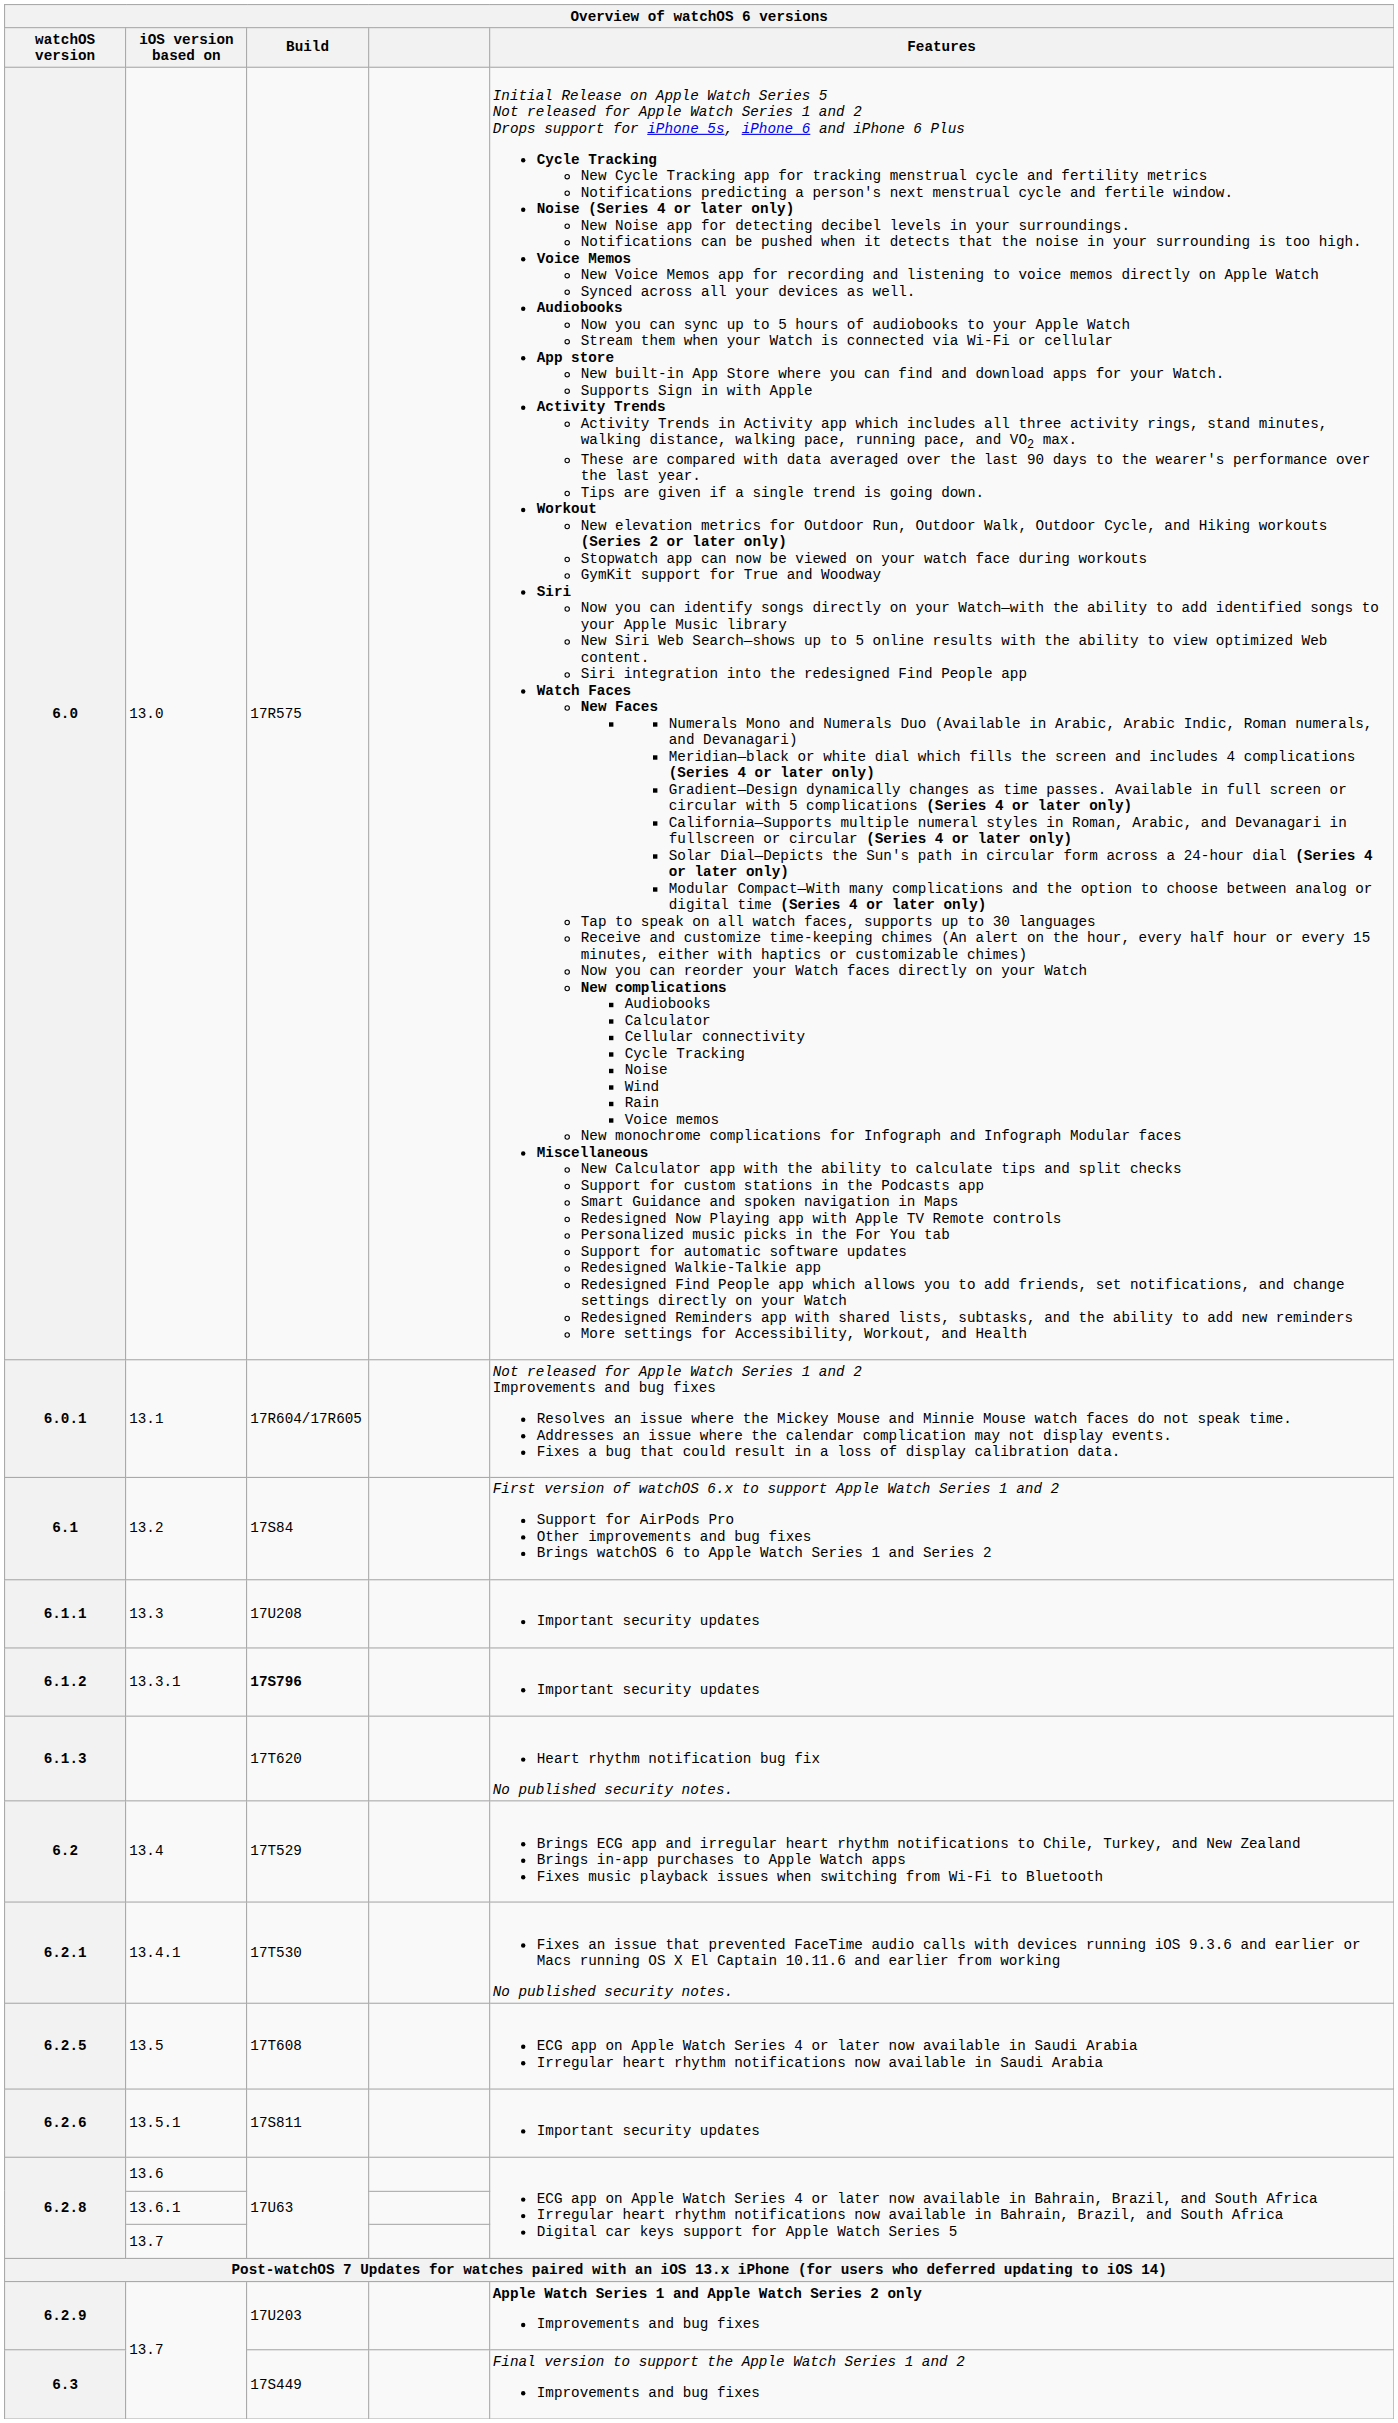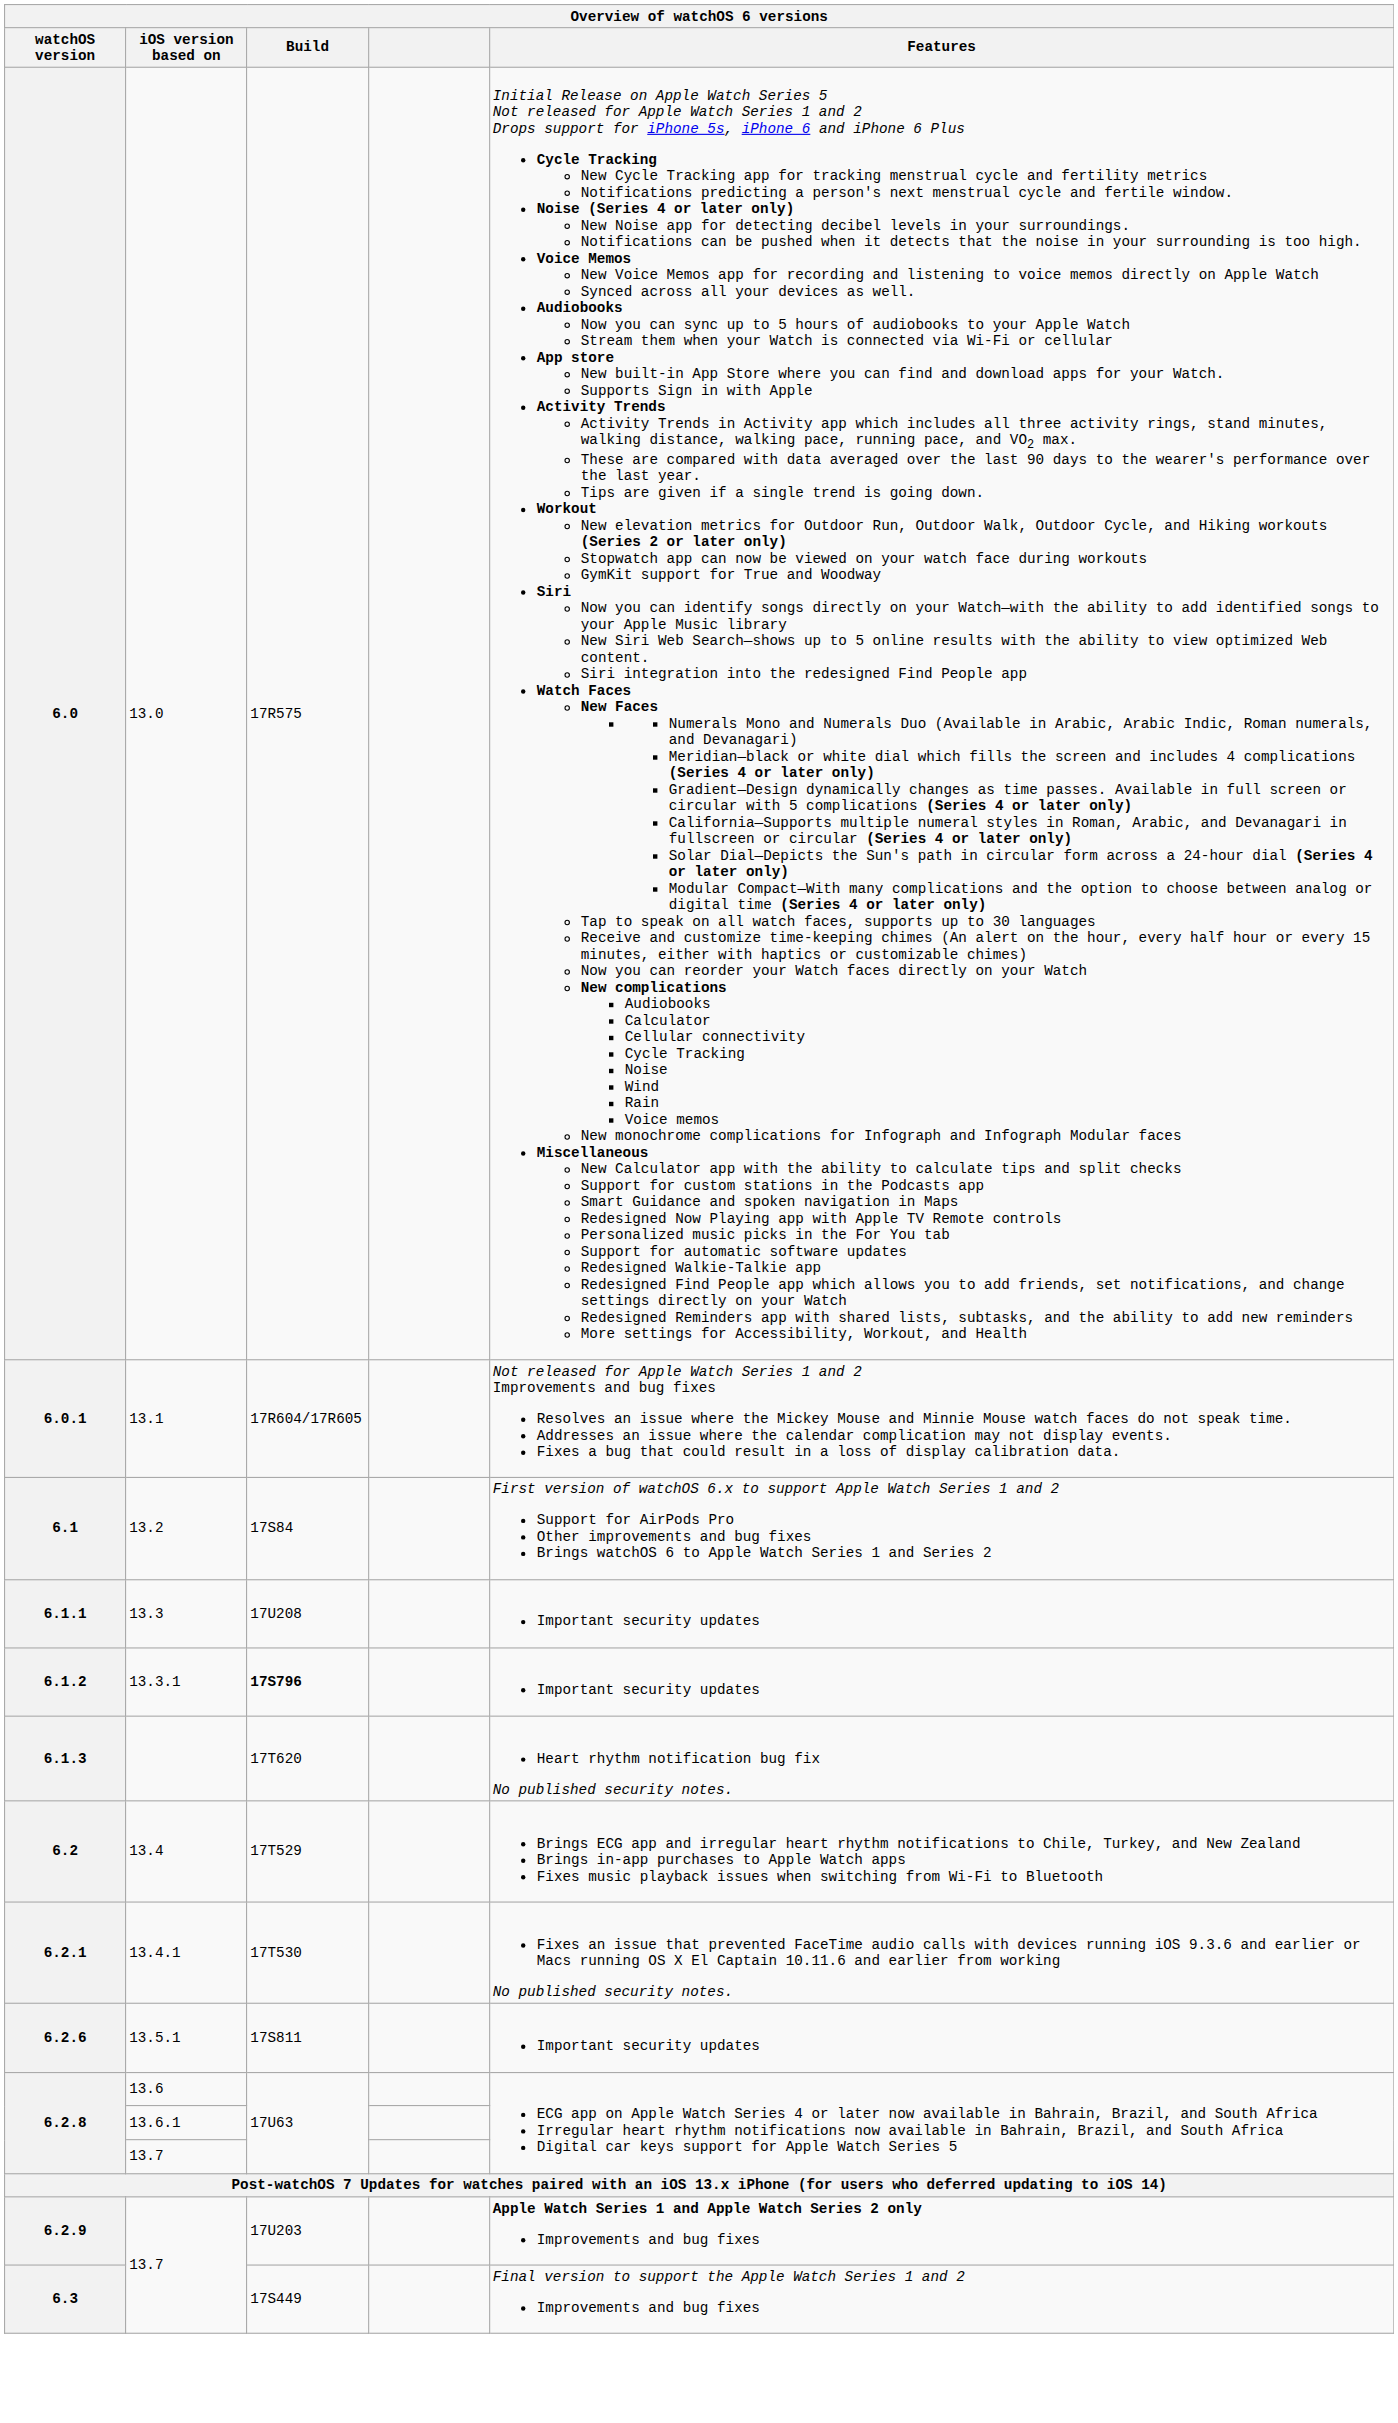- row: (65, 2046)
